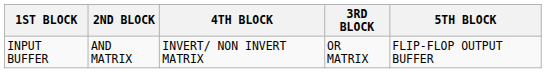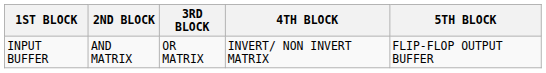columns swapped: (357, 20) <-> (242, 20)
